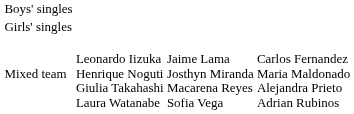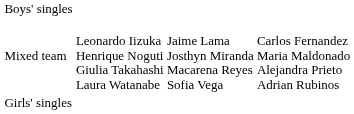rows swapped: (38, 26) <-> (36, 73)
